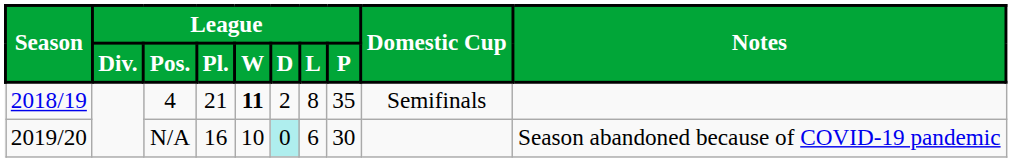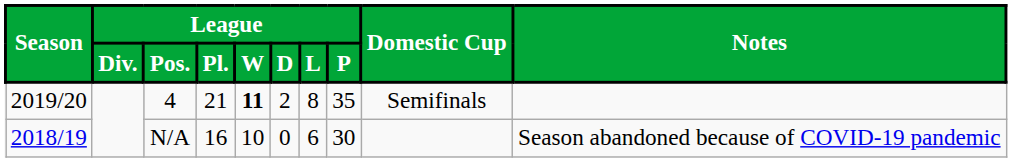(49, 100) 2018/19 -> (49, 100) 2019/20
(49, 137) 2019/20 -> (49, 137) 2018/19
(285, 137) paleturquoise background -> (285, 137) no background
